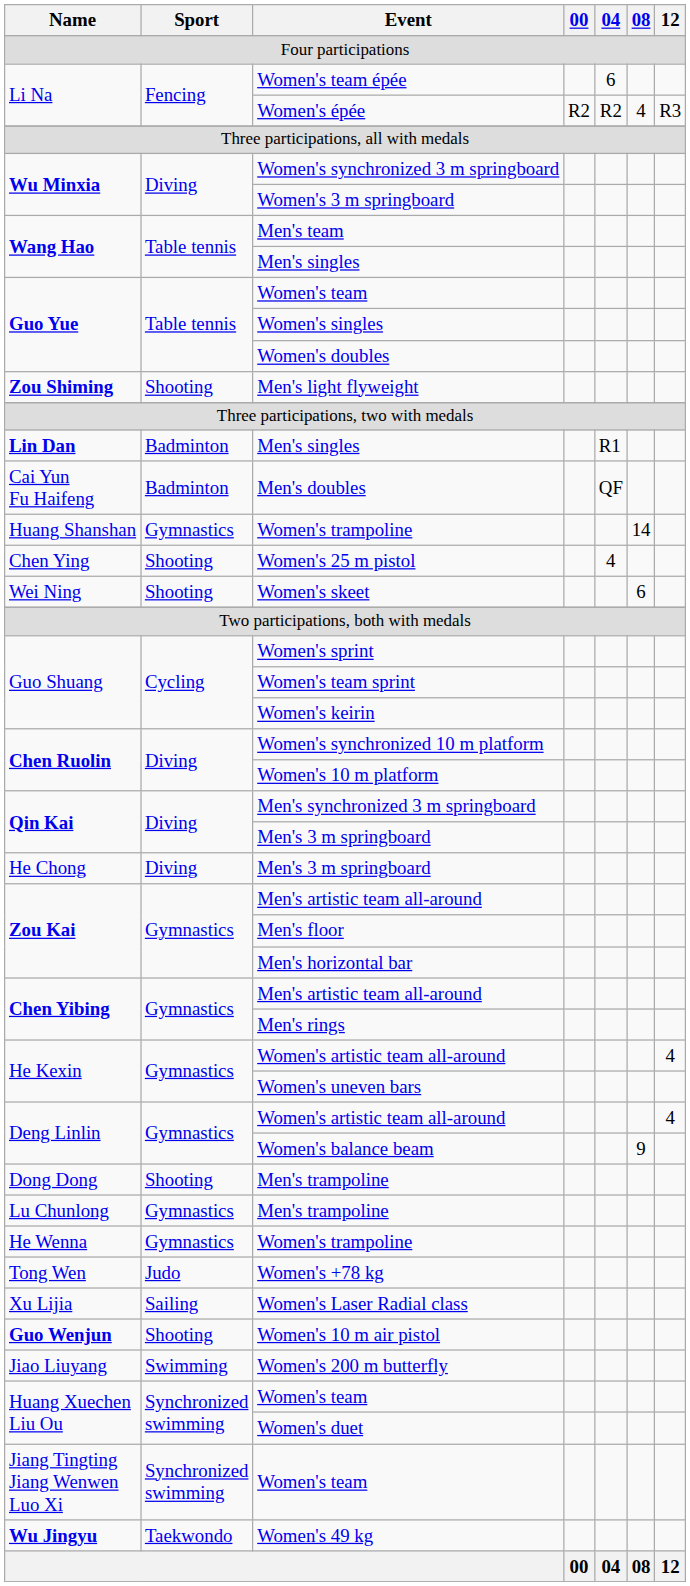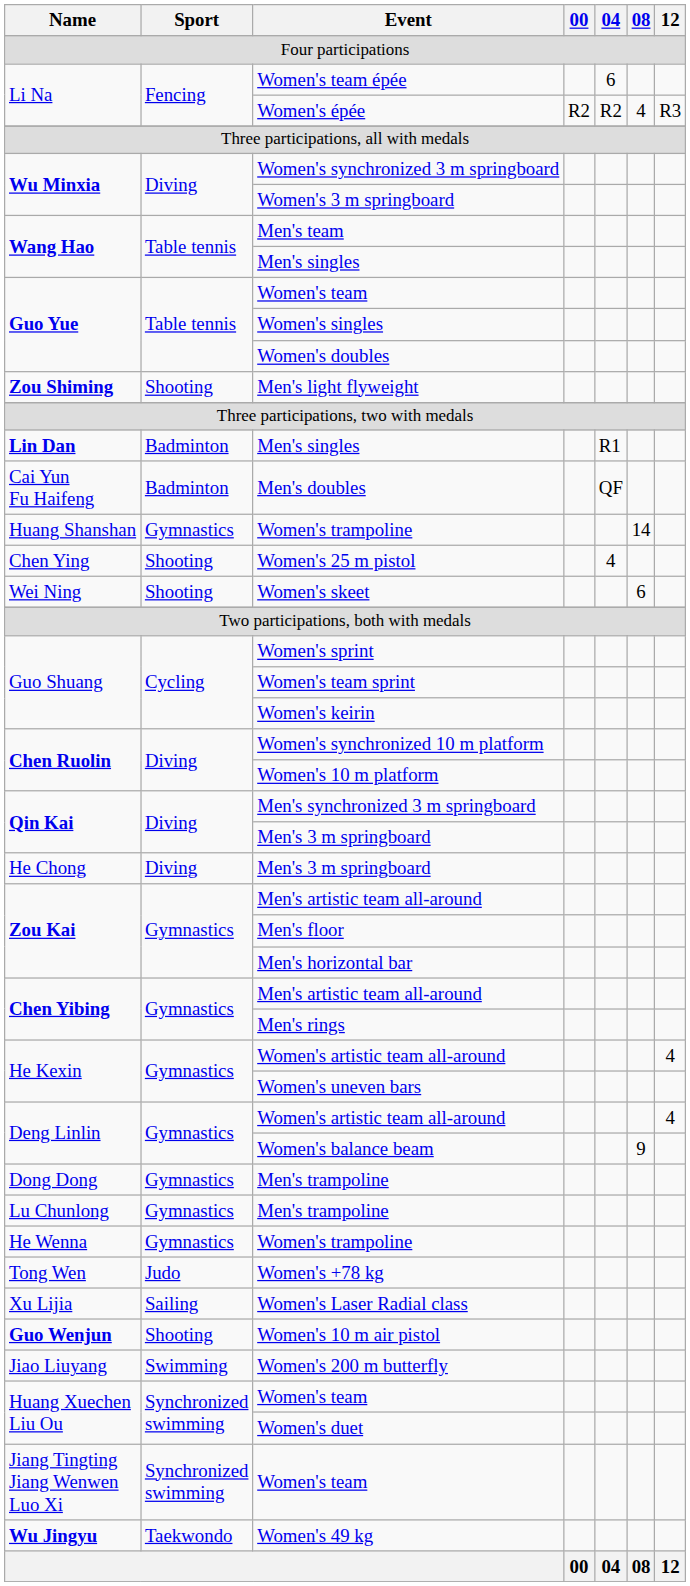(179, 1179) Shooting -> (189, 1179) Gymnastics
